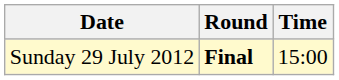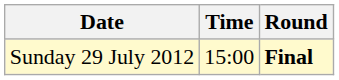columns swapped: (303, 21) <-> (236, 21)
